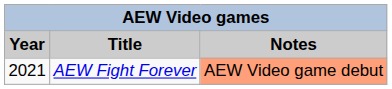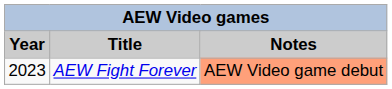(27, 71) 2021 -> (27, 71) 2023
